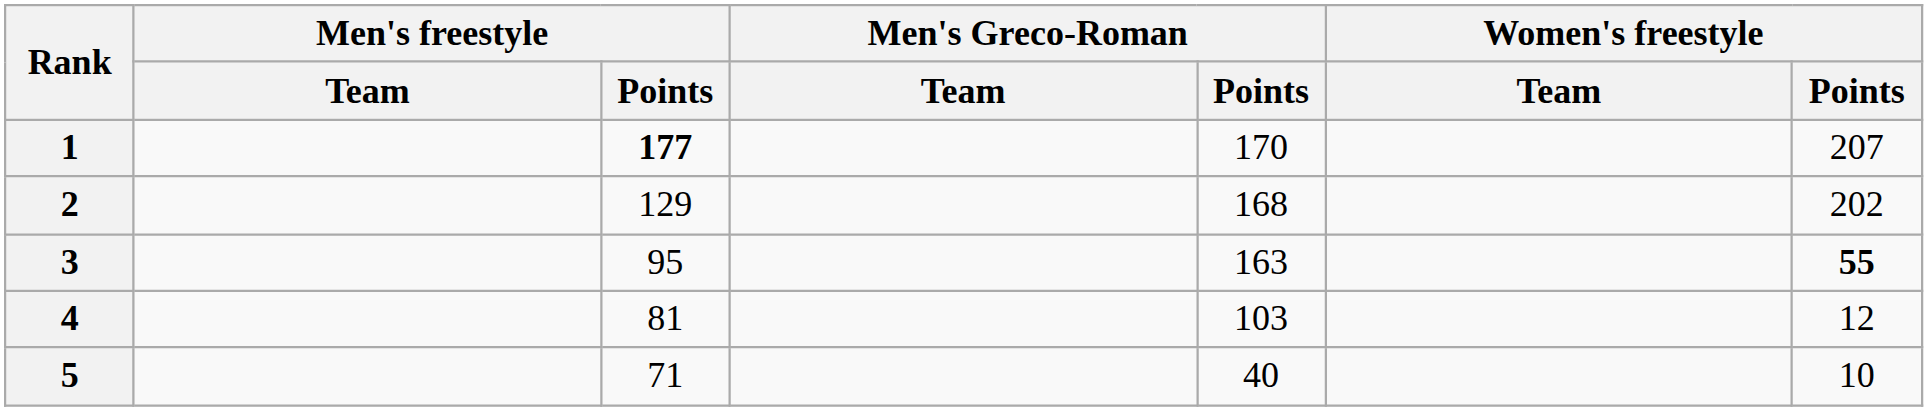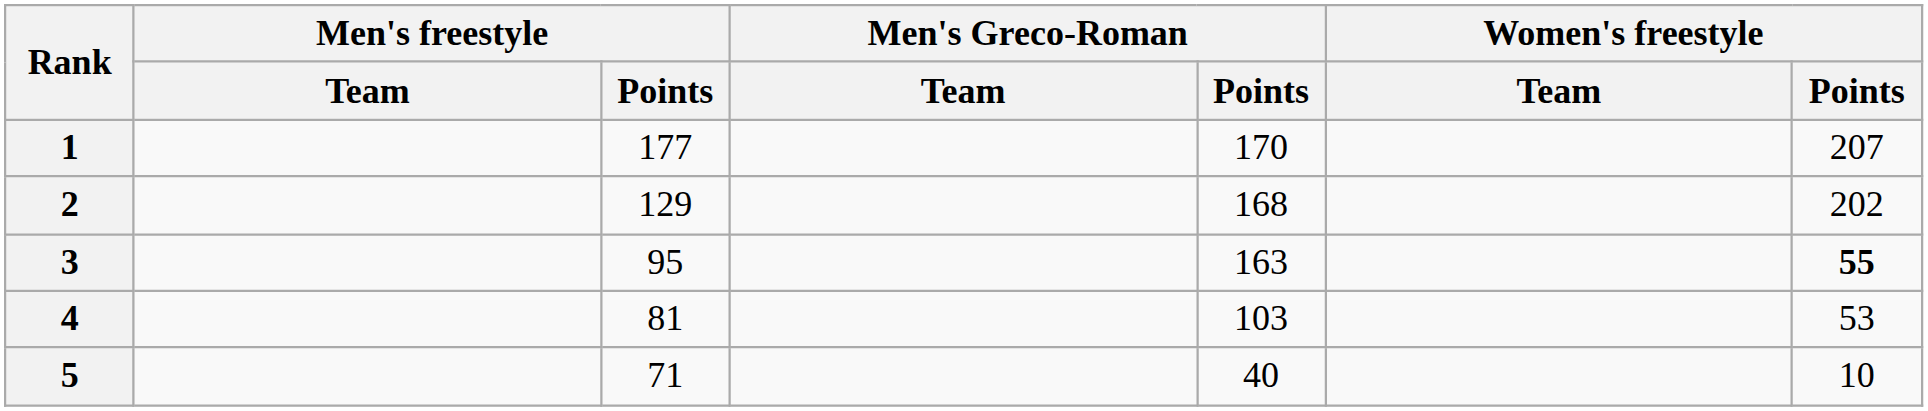(665, 147) bold -> (665, 147) normal
(1857, 318) 12 -> (1857, 318) 53
